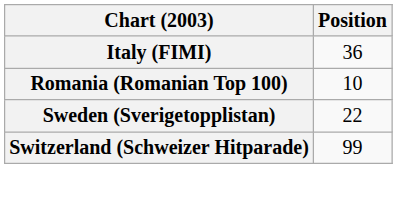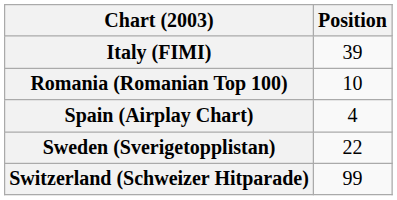(352, 52) 36 -> (352, 52) 39
+ row: (159, 115)
